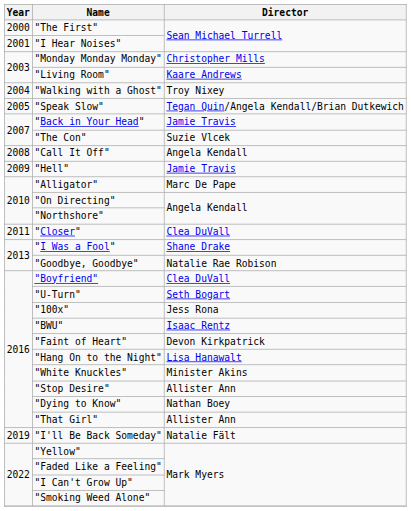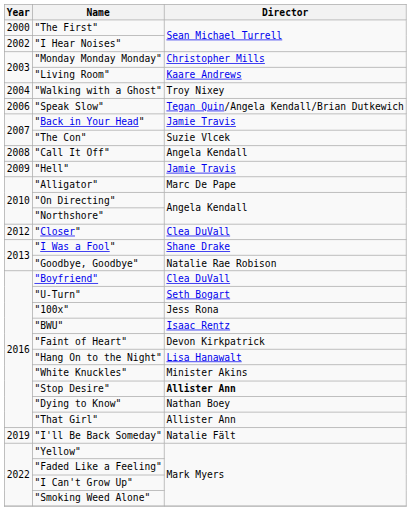(18, 44) 2001 -> (18, 44) 2002
(18, 106) 2005 -> (18, 106) 2006
(18, 232) 2011 -> (18, 232) 2012
(201, 388) normal -> (201, 388) bold
